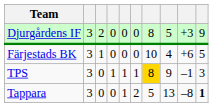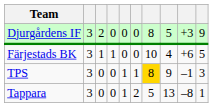(113, 54) 0 -> (113, 54) 1
(113, 73) 1 -> (113, 73) 0
(202, 92) bold -> (202, 92) normal
